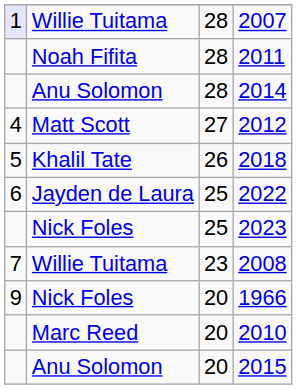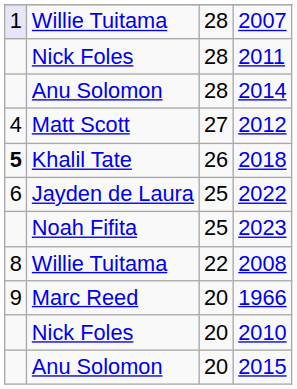(84, 56) Noah Fifita -> (83, 56) Nick Foles
(16, 159) normal -> (16, 159) bold
(83, 228) Nick Foles -> (84, 228) Noah Fifita
(16, 263) 7 -> (16, 263) 8
(216, 263) 23 -> (216, 263) 22
(83, 297) Nick Foles -> (85, 297) Marc Reed
(85, 332) Marc Reed -> (83, 332) Nick Foles
